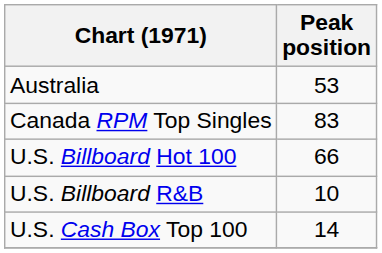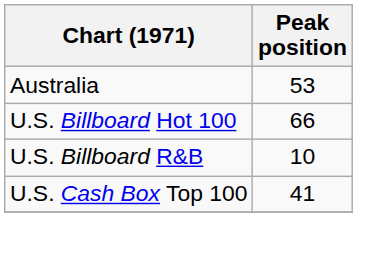- row: (141, 120)
(327, 229) 14 -> (302, 193) 41
